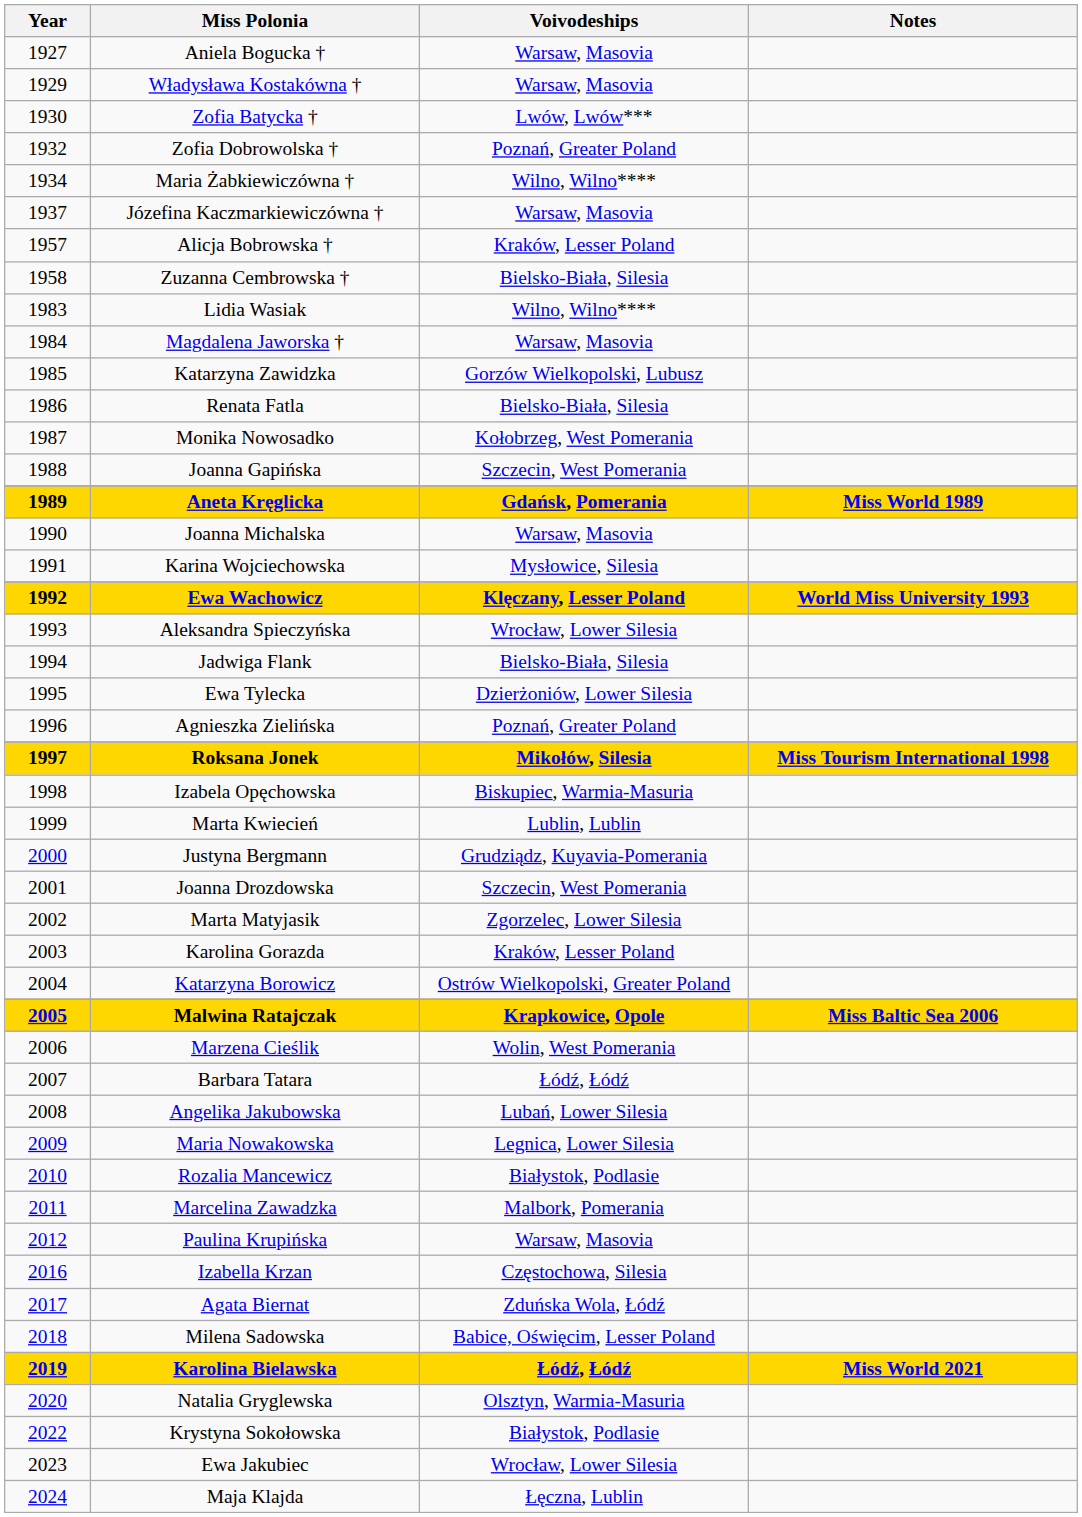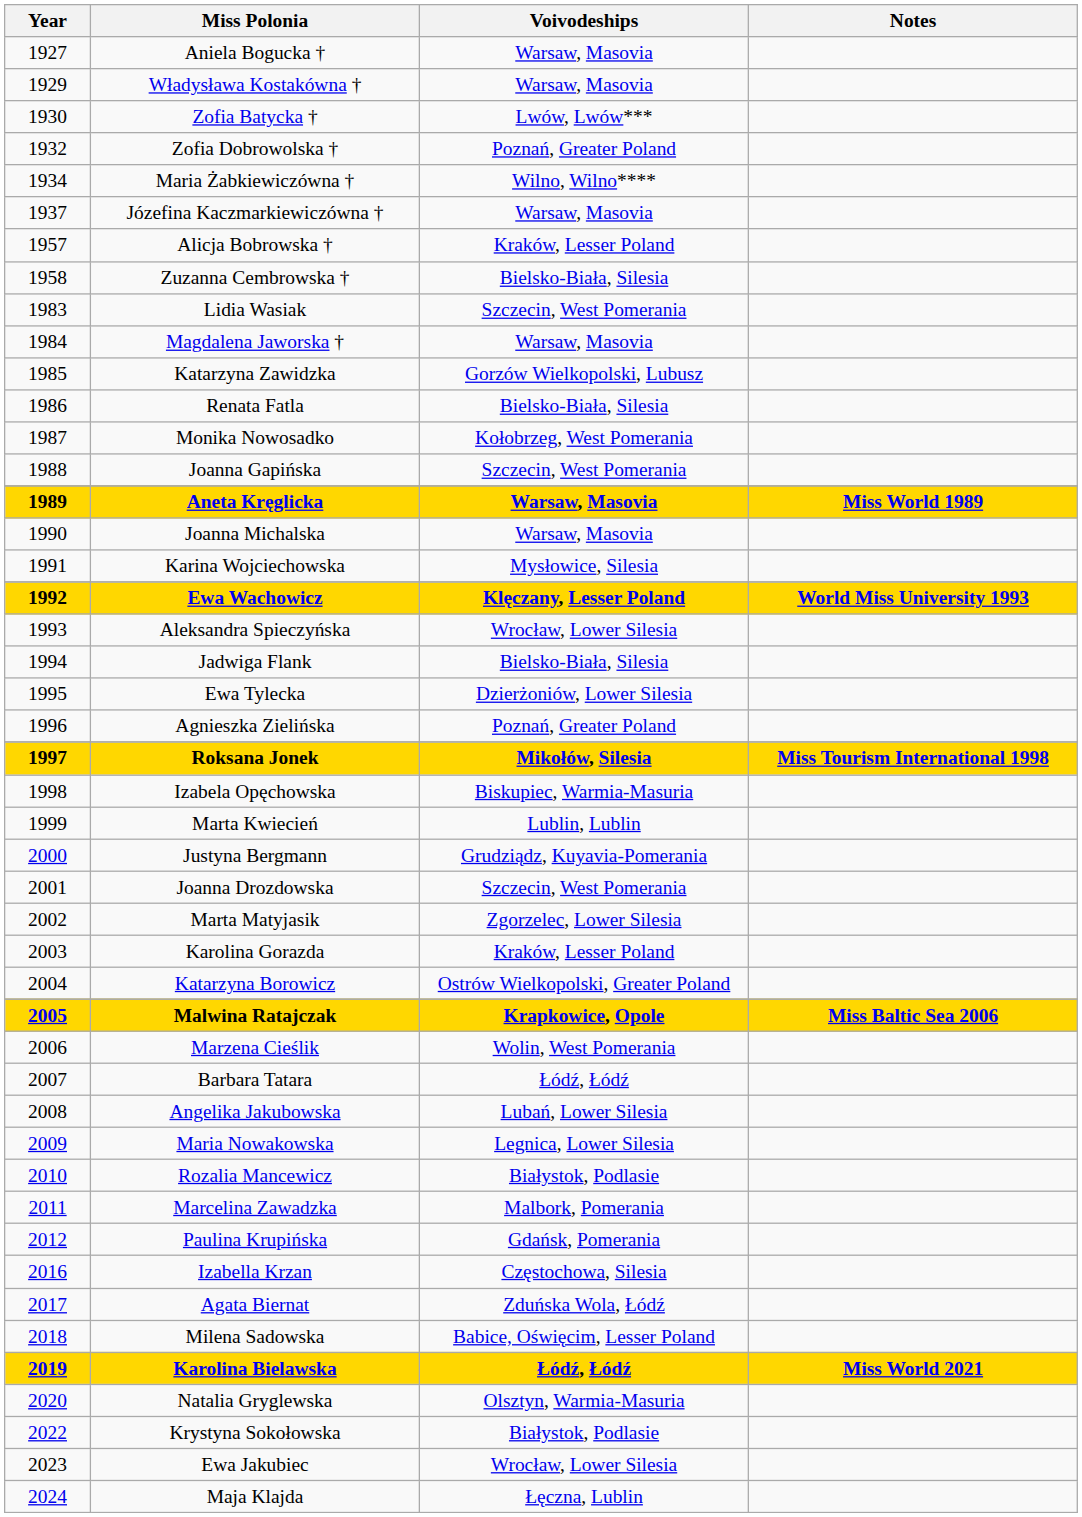(584, 309) Wilno, Wilno**** -> (584, 309) Szczecin, West Pomerania
(584, 501) Gdańsk, Pomerania -> (584, 501) Warsaw, Masovia
(584, 1239) Warsaw, Masovia -> (584, 1239) Gdańsk, Pomerania
